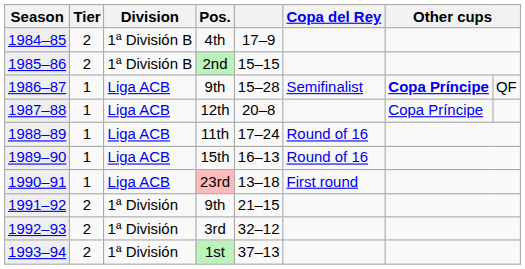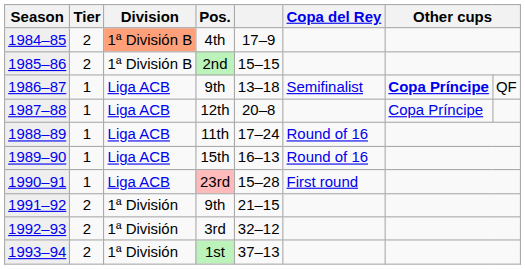(150, 40) no background -> (150, 40) lightsalmon background
(259, 87) 15–28 -> (259, 87) 13–18
(259, 181) 13–18 -> (259, 181) 15–28
